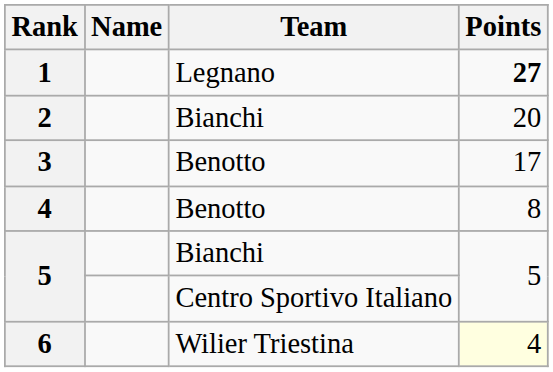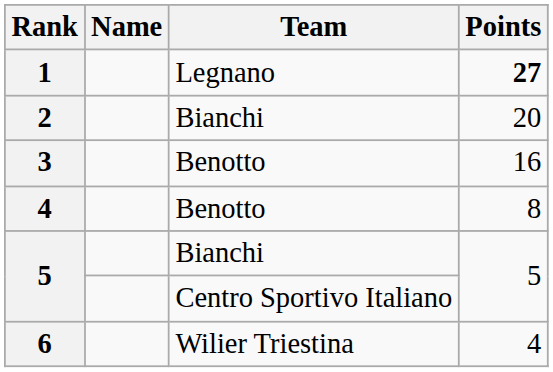(527, 162) 17 -> (527, 162) 16
(534, 343) lightyellow background -> (534, 343) no background
